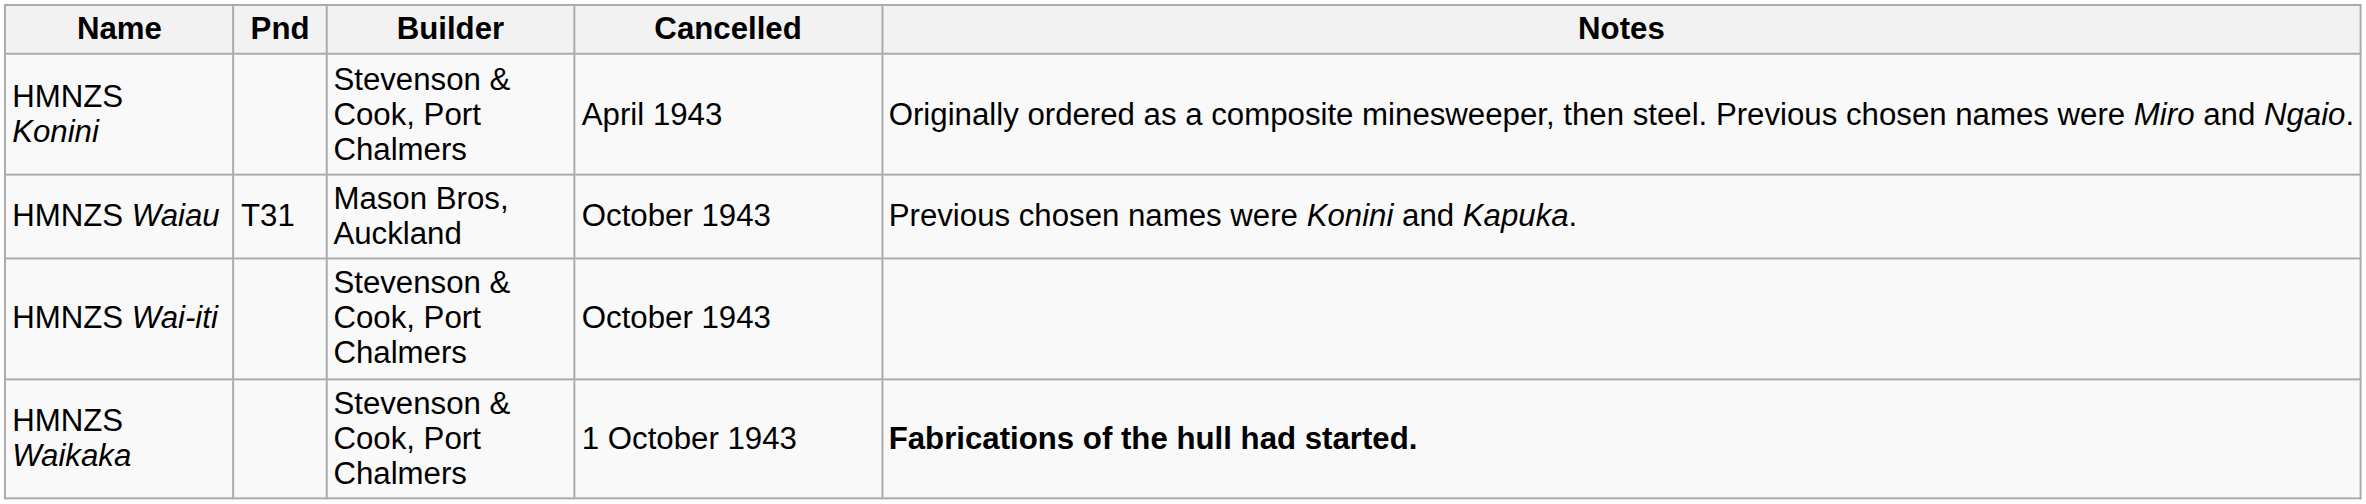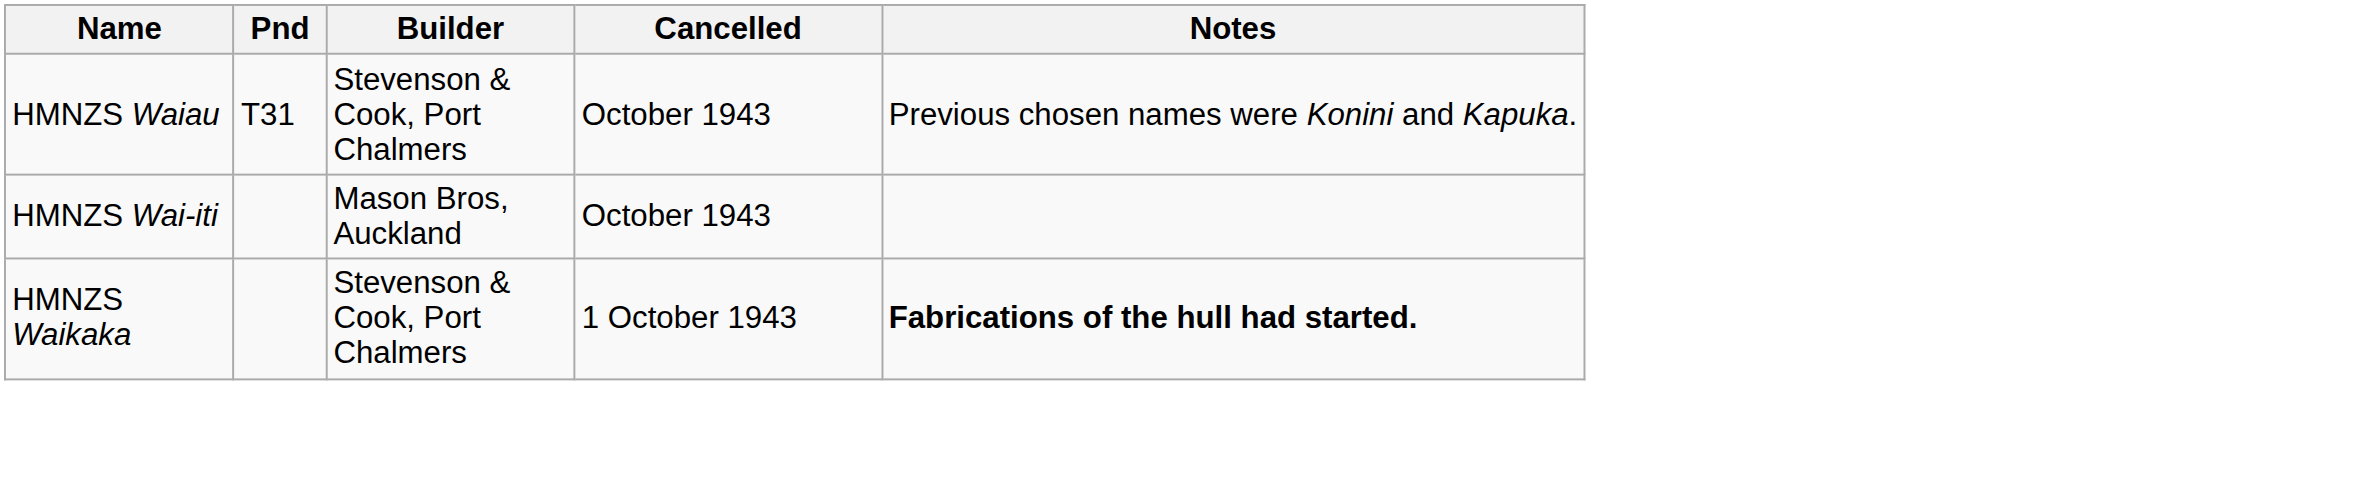- row: (68, 113)
(421, 215) Mason Bros, Auckland -> (422, 113) Stevenson & Cook, Port Chalmers
(422, 318) Stevenson & Cook, Port Chalmers -> (421, 215) Mason Bros, Auckland
